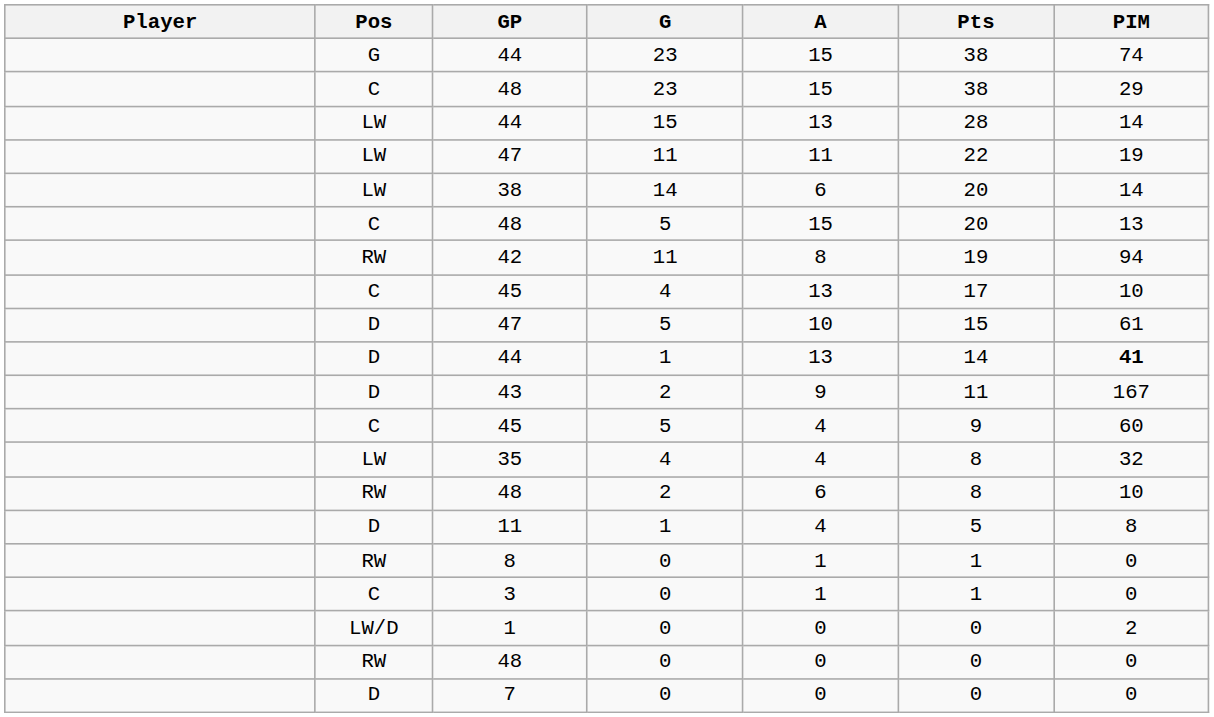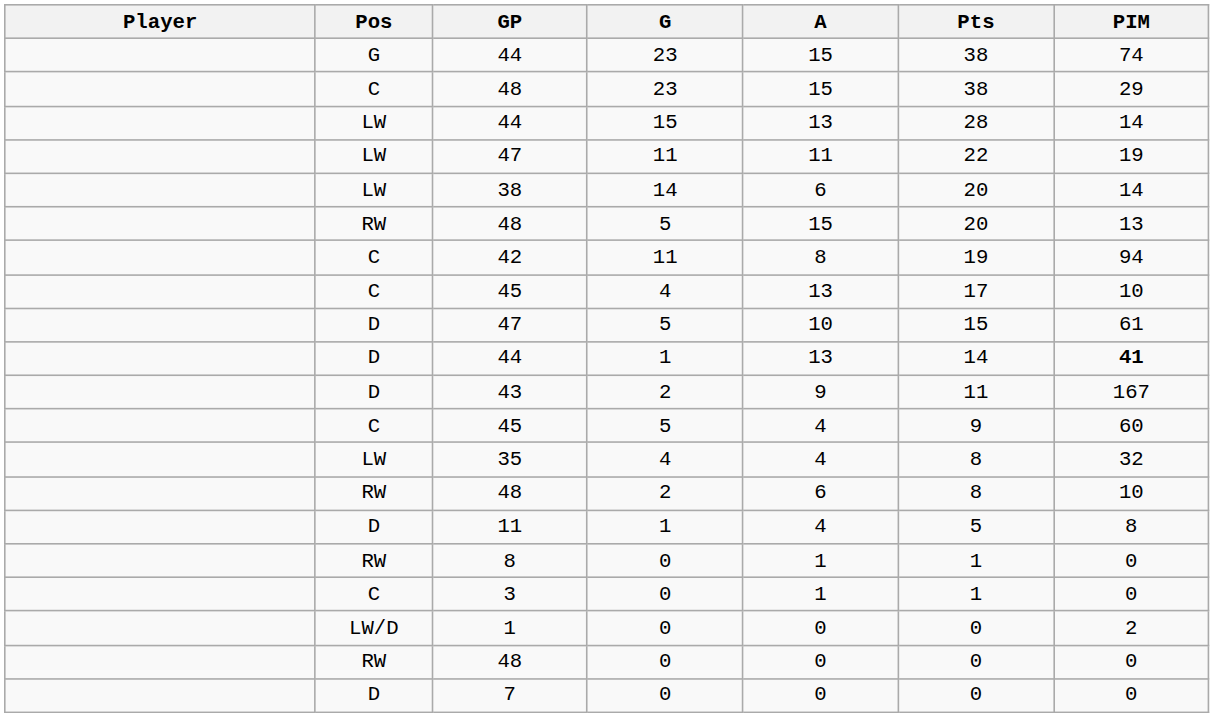(374, 224) C -> (374, 224) RW
(374, 257) RW -> (374, 257) C
